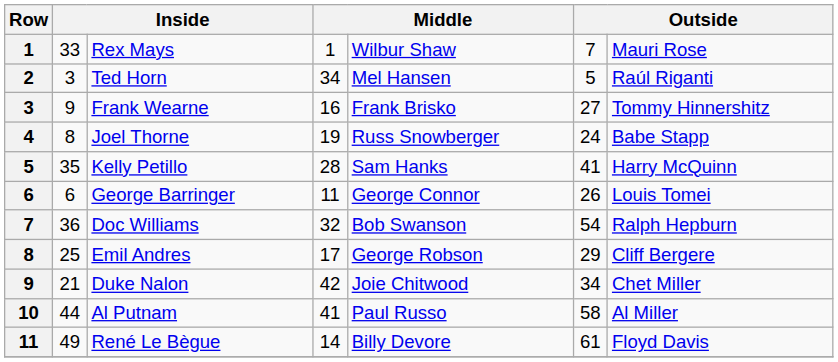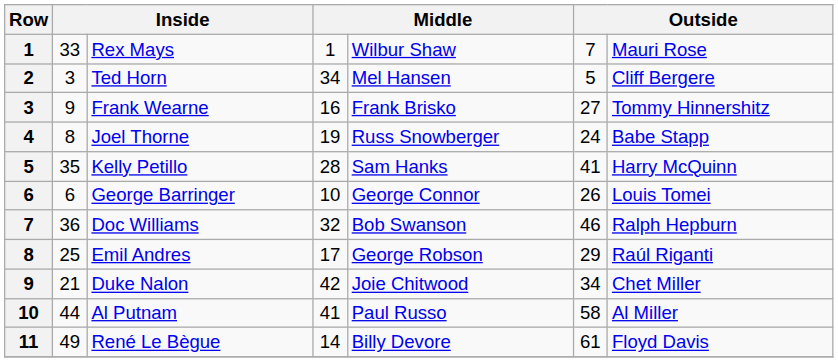(662, 78) Raúl Riganti -> (663, 78) Cliff Bergere
(330, 196) 11 -> (330, 196) 10
(590, 225) 54 -> (590, 225) 46
(663, 254) Cliff Bergere -> (662, 254) Raúl Riganti
